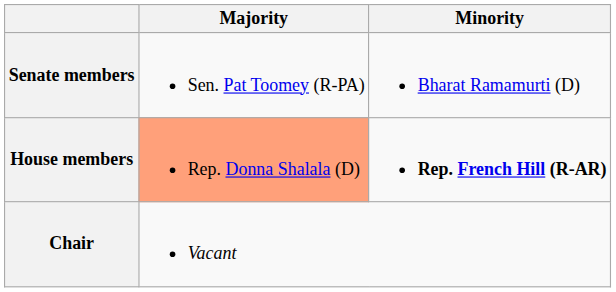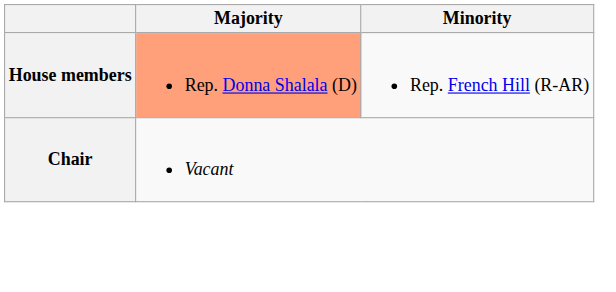- row: (72, 75)
(490, 170) bold -> (477, 85) normal
